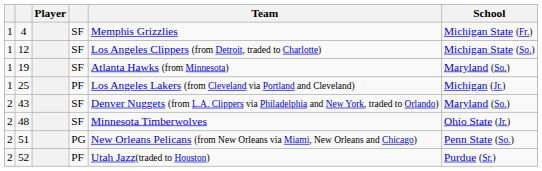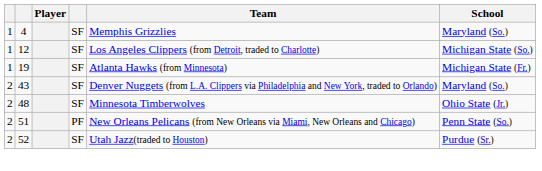(488, 31) Michigan State (Fr.) -> (475, 31) Maryland (So.)
(477, 67) Maryland (So.) -> (486, 67) Michigan State (Fr.)
- row: (24, 85)
(79, 139) PG -> (78, 121) PF
(78, 157) PF -> (78, 139) SF
